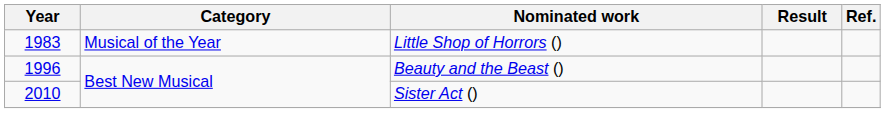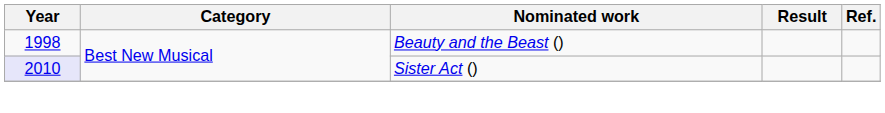- row: (478, 42)
(43, 68) 1996 -> (43, 42) 1998
(43, 94) no background -> (43, 68) lavender background
